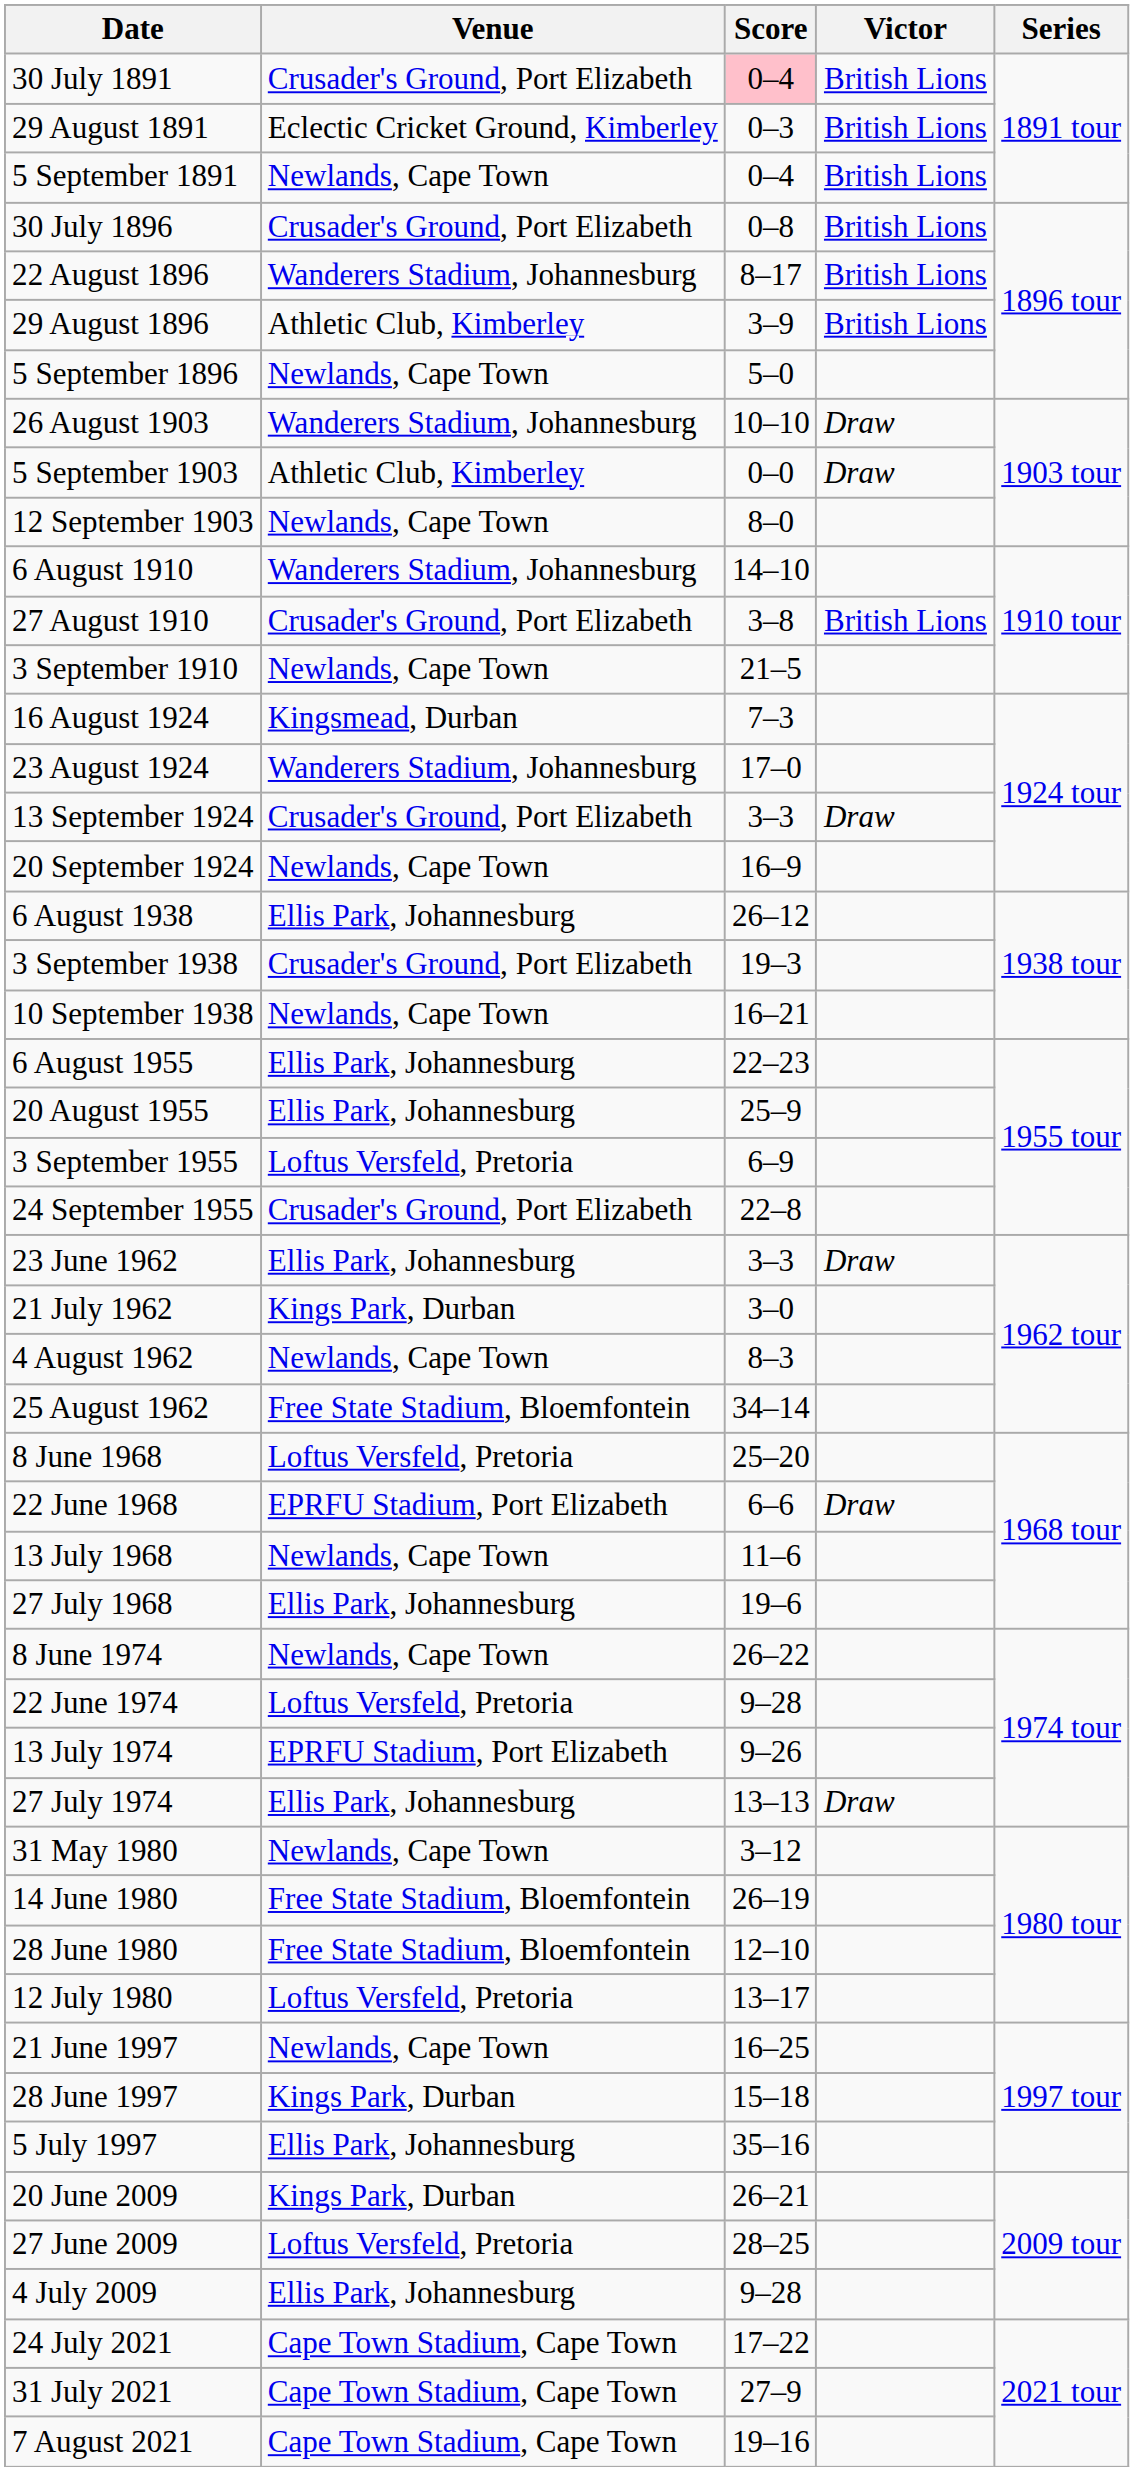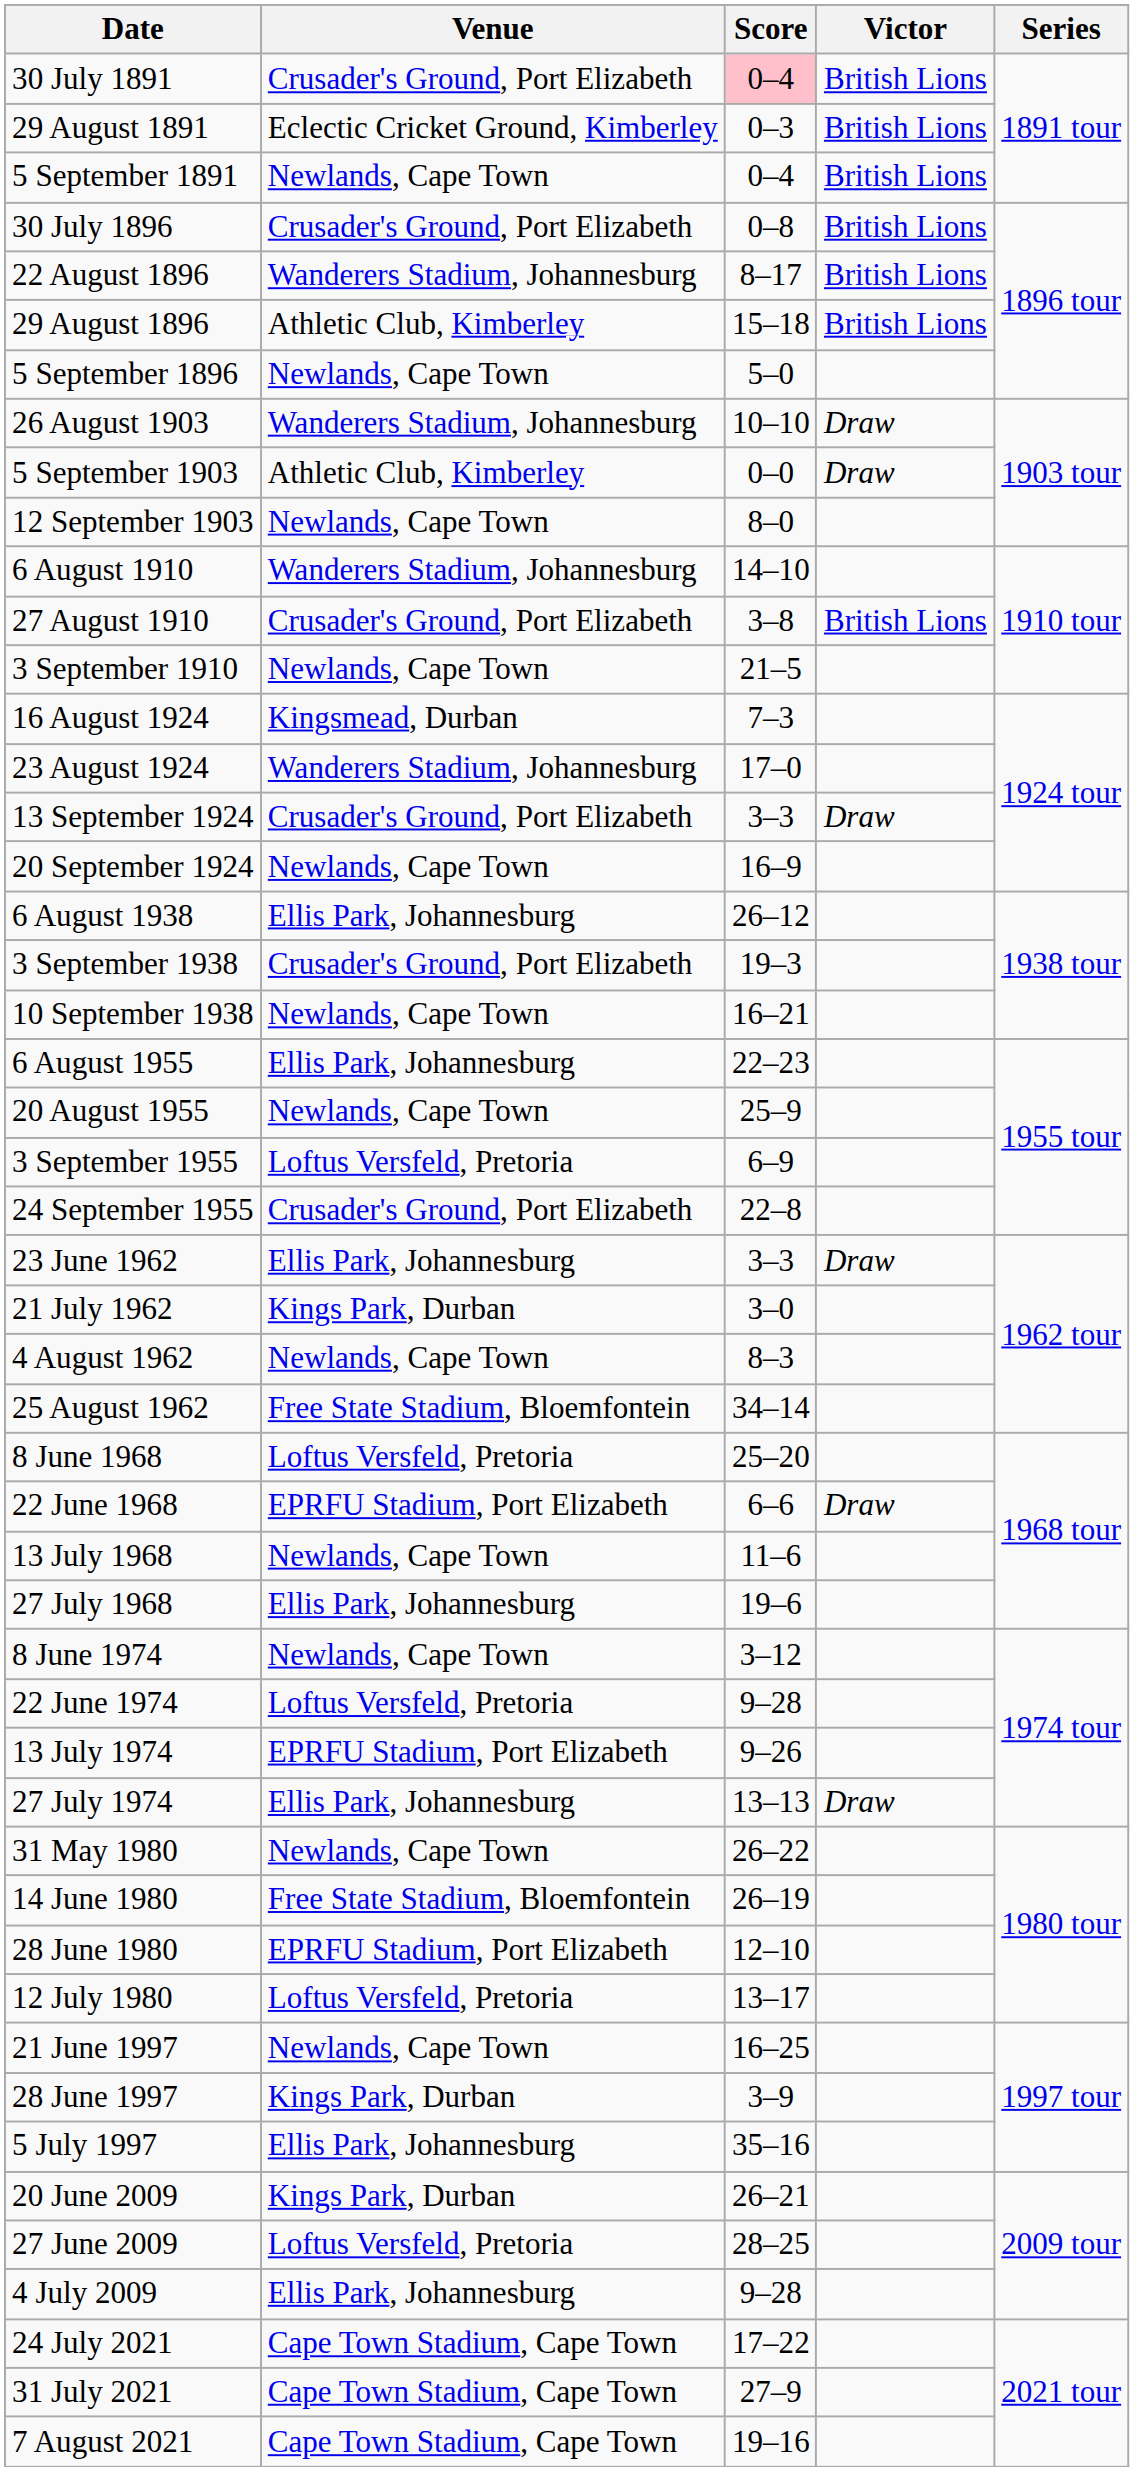(771, 324) 3–9 -> (771, 324) 15–18
(421, 1112) Ellis Park, Johannesburg -> (408, 1112) Newlands, Cape Town
(771, 1653) 26–22 -> (771, 1653) 3–12
(771, 1850) 3–12 -> (771, 1850) 26–22
(479, 1948) Free State Stadium, Bloemfontein -> (468, 1948) EPRFU Stadium, Port Elizabeth
(771, 2096) 15–18 -> (771, 2096) 3–9
